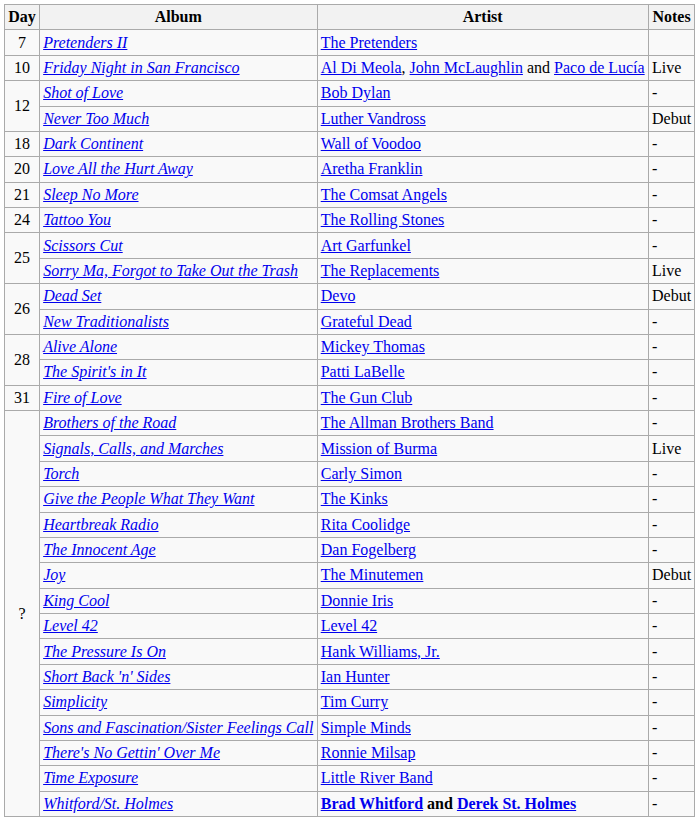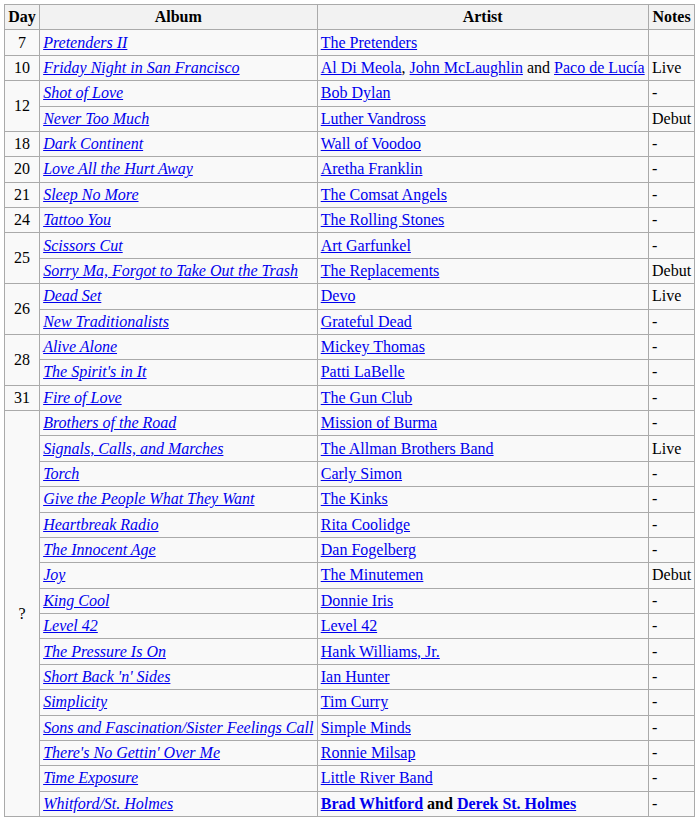(667, 270) Live -> (672, 270) Debut
(672, 296) Debut -> (667, 296) Live
(407, 423) The Allman Brothers Band -> (379, 423) Mission of Burma
(379, 448) Mission of Burma -> (407, 448) The Allman Brothers Band
